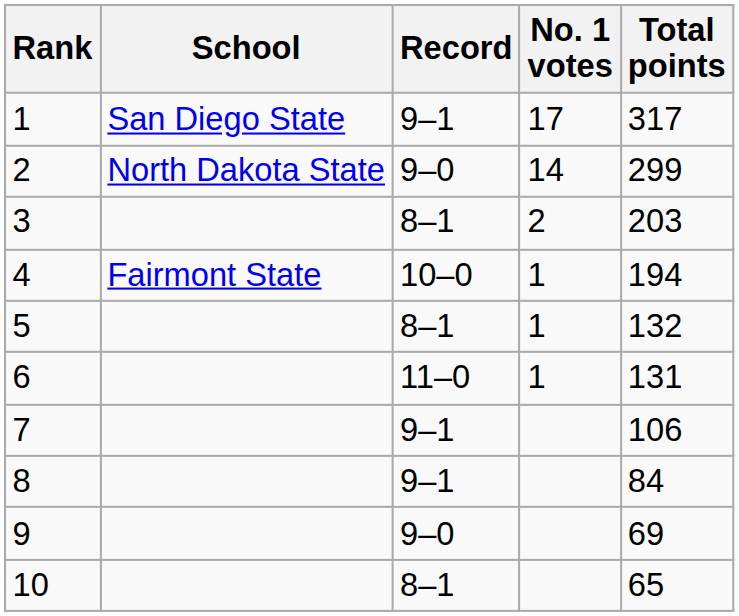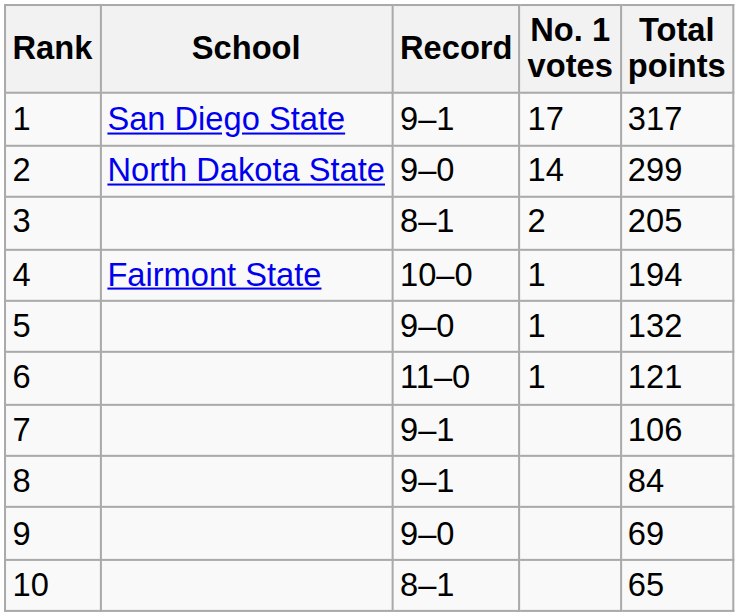(655, 222) 203 -> (655, 222) 205
(427, 325) 8–1 -> (427, 325) 9–0
(655, 377) 131 -> (655, 377) 121
